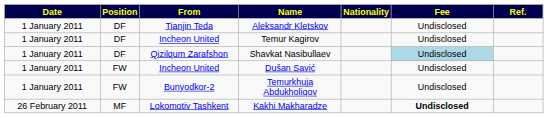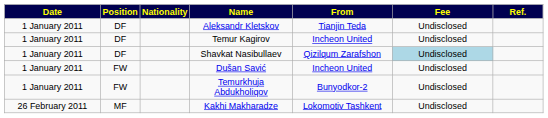columns swapped: (366, 12) <-> (189, 12)
(442, 106) bold -> (443, 106) normal
